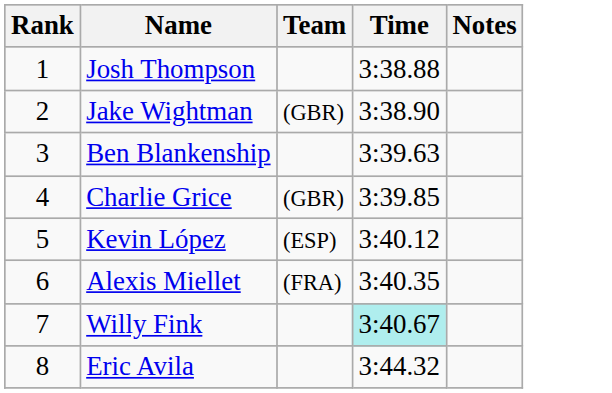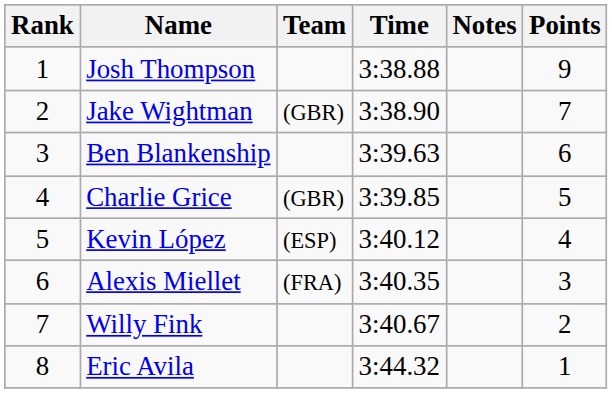+ column: (565, 25)
(399, 324) paleturquoise background -> (399, 324) no background
